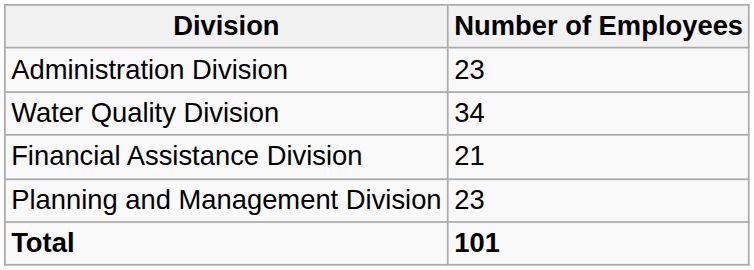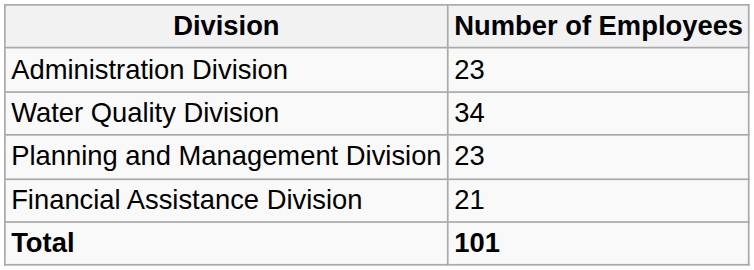rows swapped: (187, 156) <-> (226, 199)
